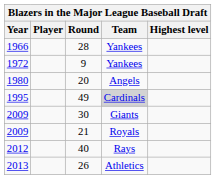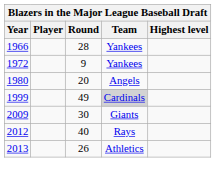(18, 98) 1995 -> (18, 98) 1999
- row: (83, 132)
